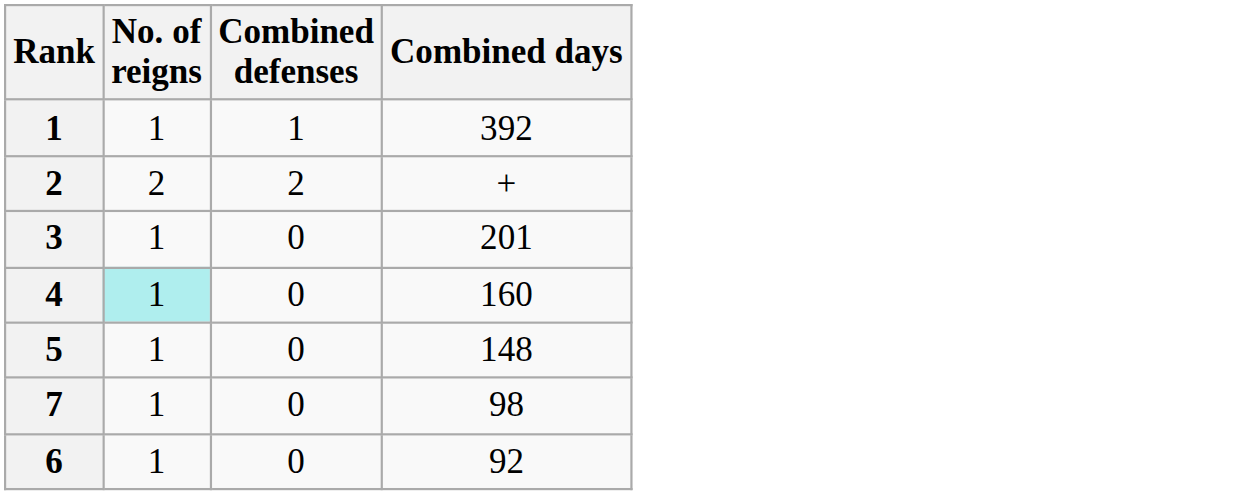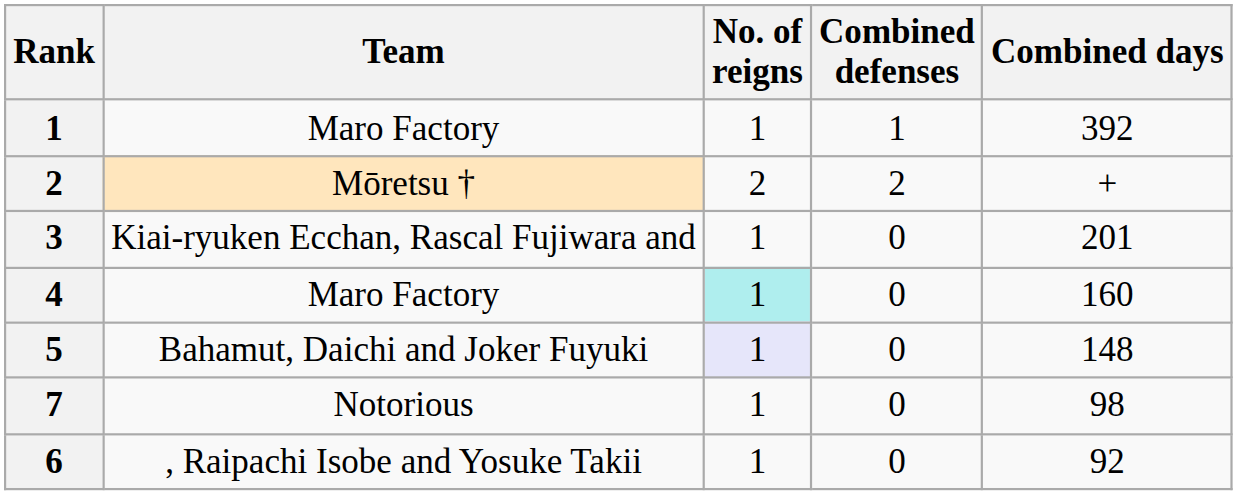+ column: (404, 51)
(157, 349) no background -> (757, 349) lavender background
